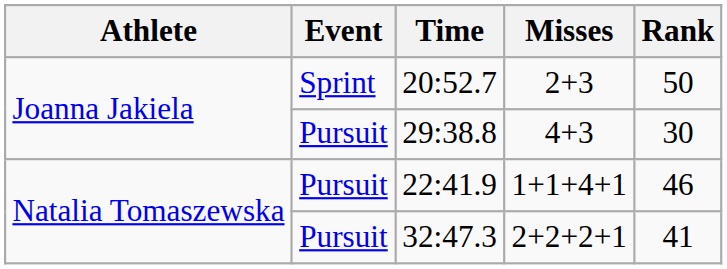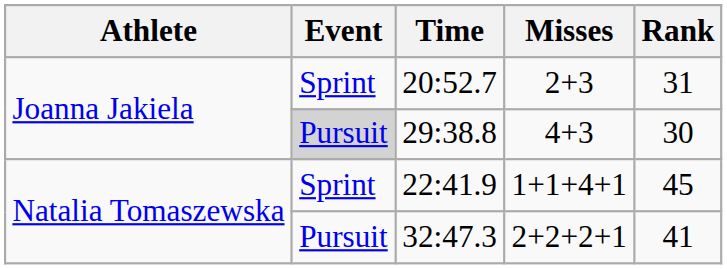(678, 82) 50 -> (678, 82) 31
(343, 133) no background -> (343, 133) lightgrey background
(343, 185) Pursuit -> (337, 185) Sprint
(678, 185) 46 -> (678, 185) 45
